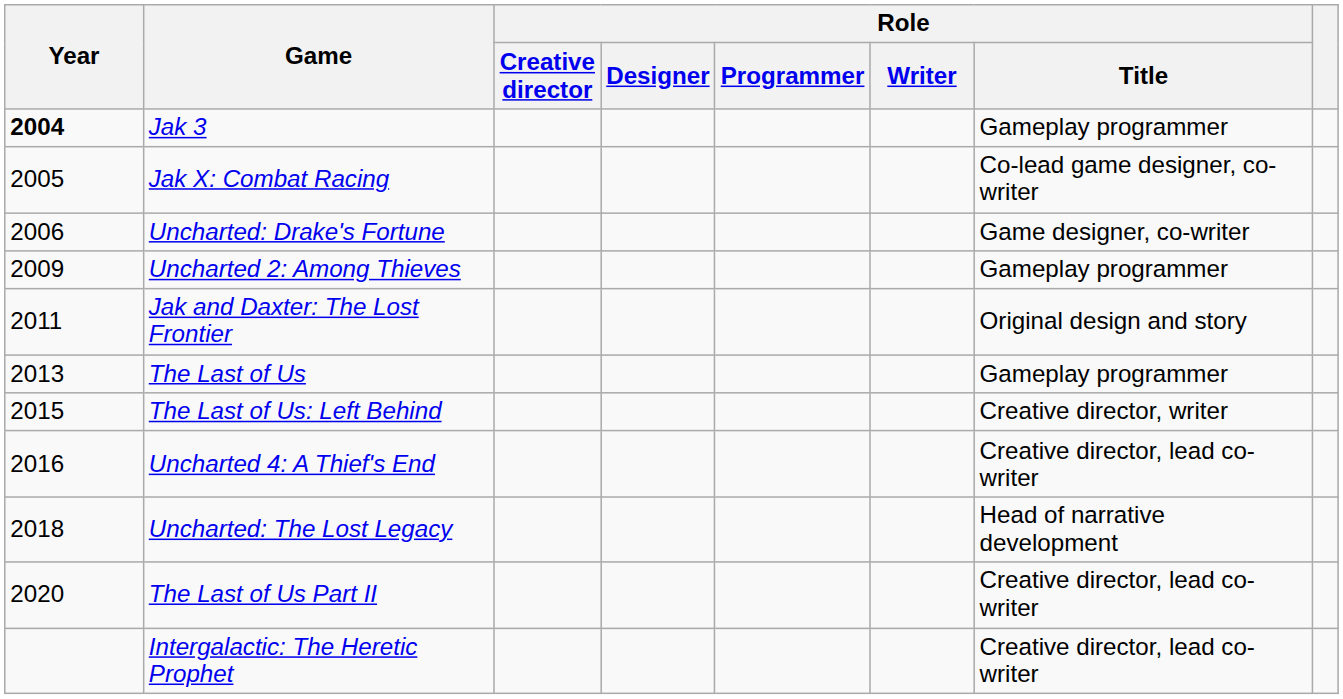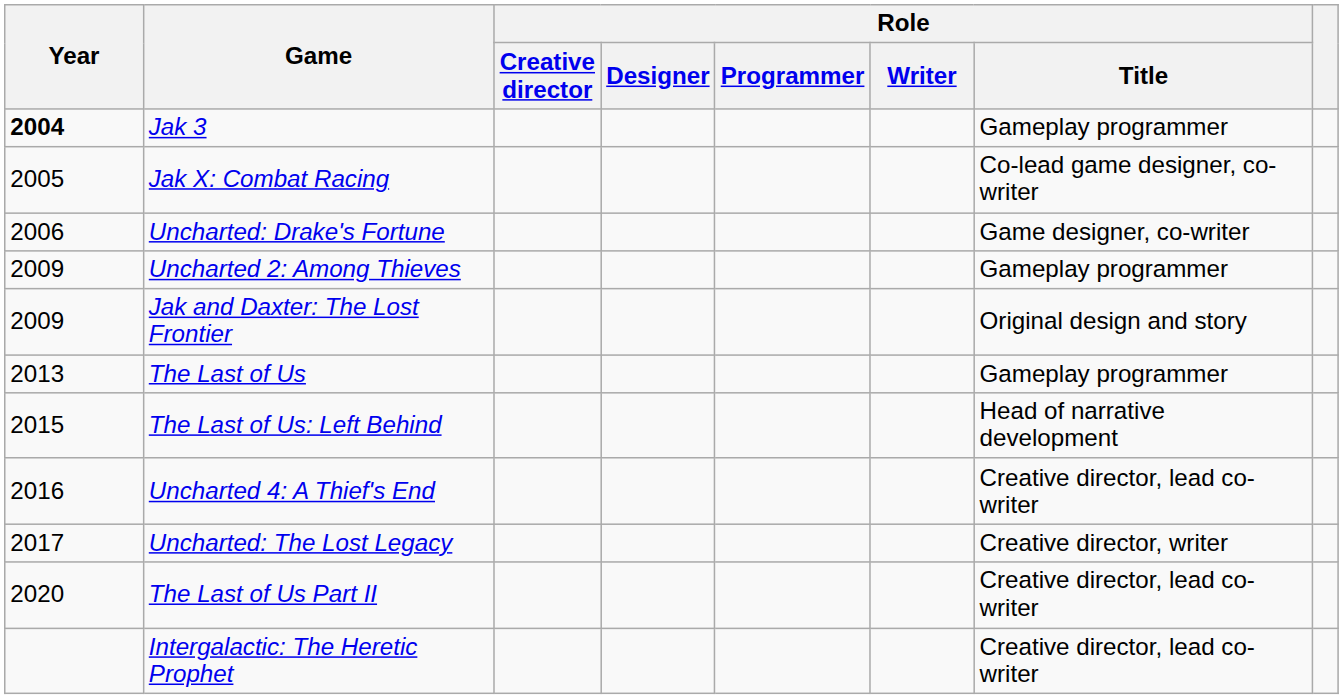(36, 321) 2011 -> (37, 321) 2009
(1104, 411) Creative director, writer -> (1072, 425) Head of narrative development
(37, 529) 2018 -> (37, 542) 2017
(1072, 529) Head of narrative development -> (1104, 542) Creative director, writer
